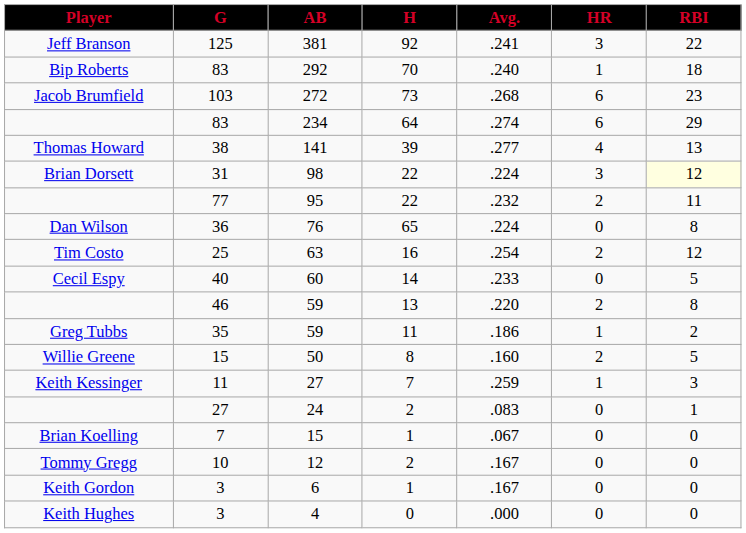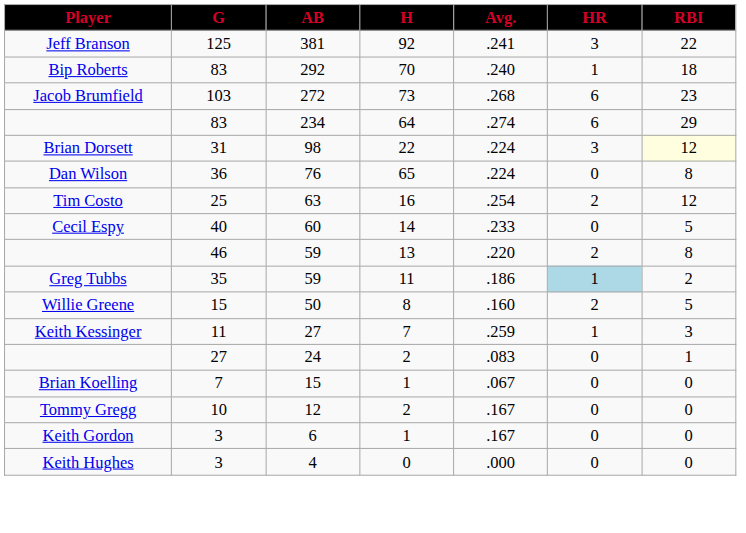- row: (220, 148)
- row: (220, 200)
(599, 331) no background -> (595, 278) lightblue background
